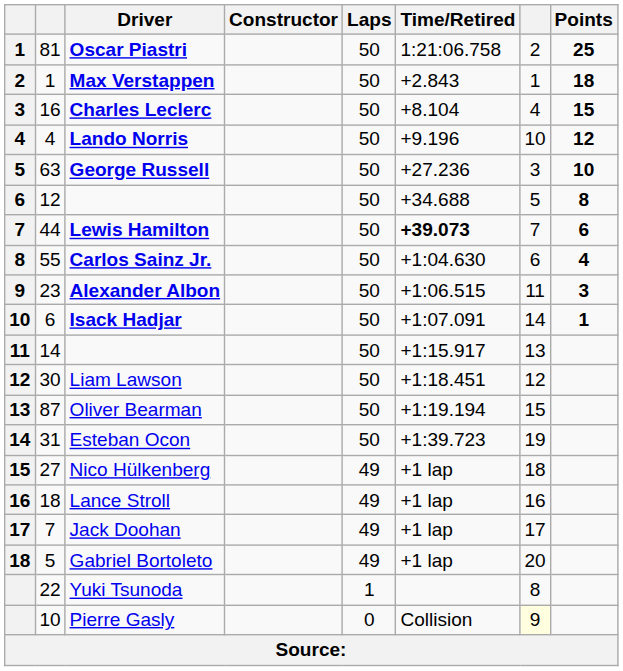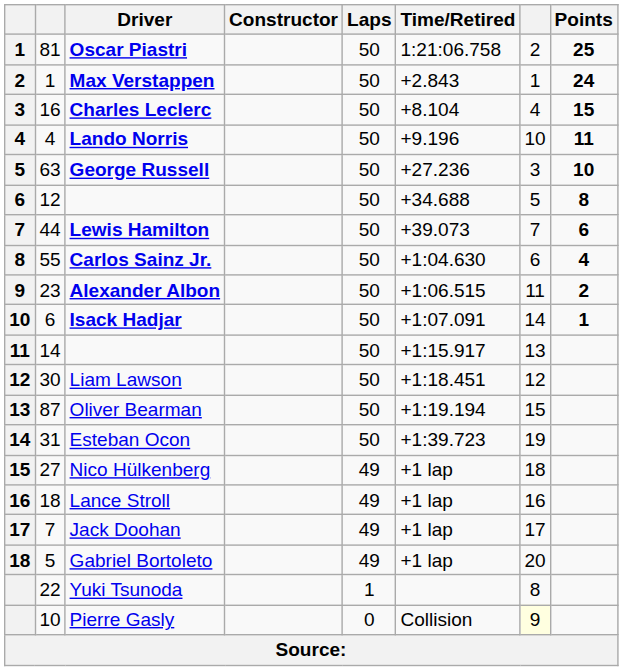(584, 79) 18 -> (584, 79) 24
(584, 139) 12 -> (584, 139) 11
(435, 229) bold -> (435, 229) normal
(584, 289) 3 -> (584, 289) 2
